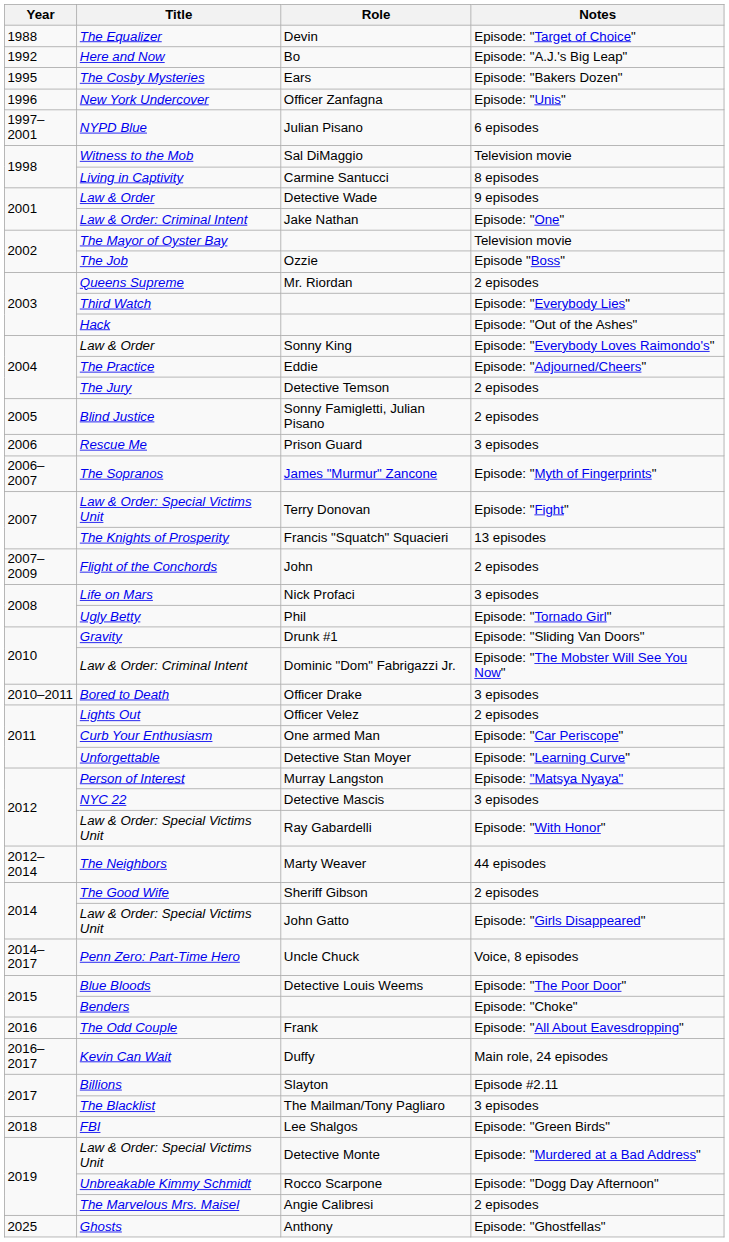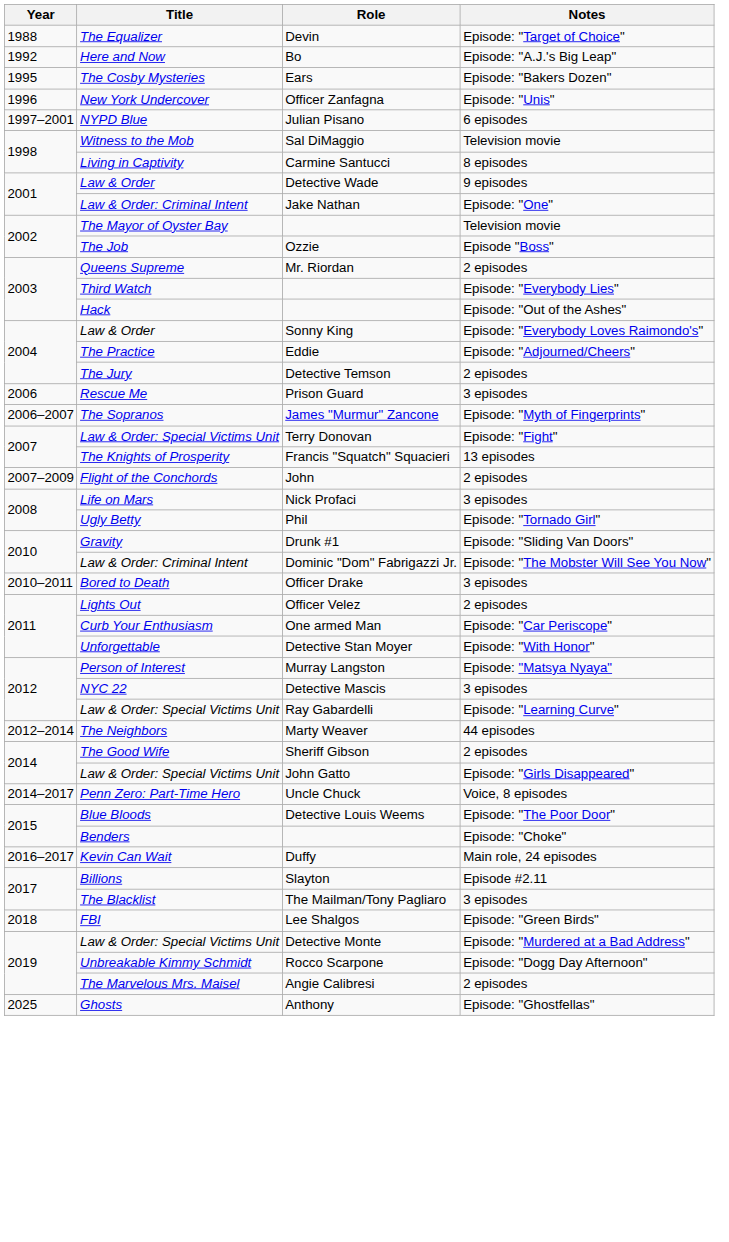- row: (117, 416)
(552, 757) Episode: "Learning Curve" -> (529, 646) Episode: "With Honor"
(540, 828) Episode: "With Honor" -> (541, 710) Episode: "Learning Curve"
- row: (129, 1027)
